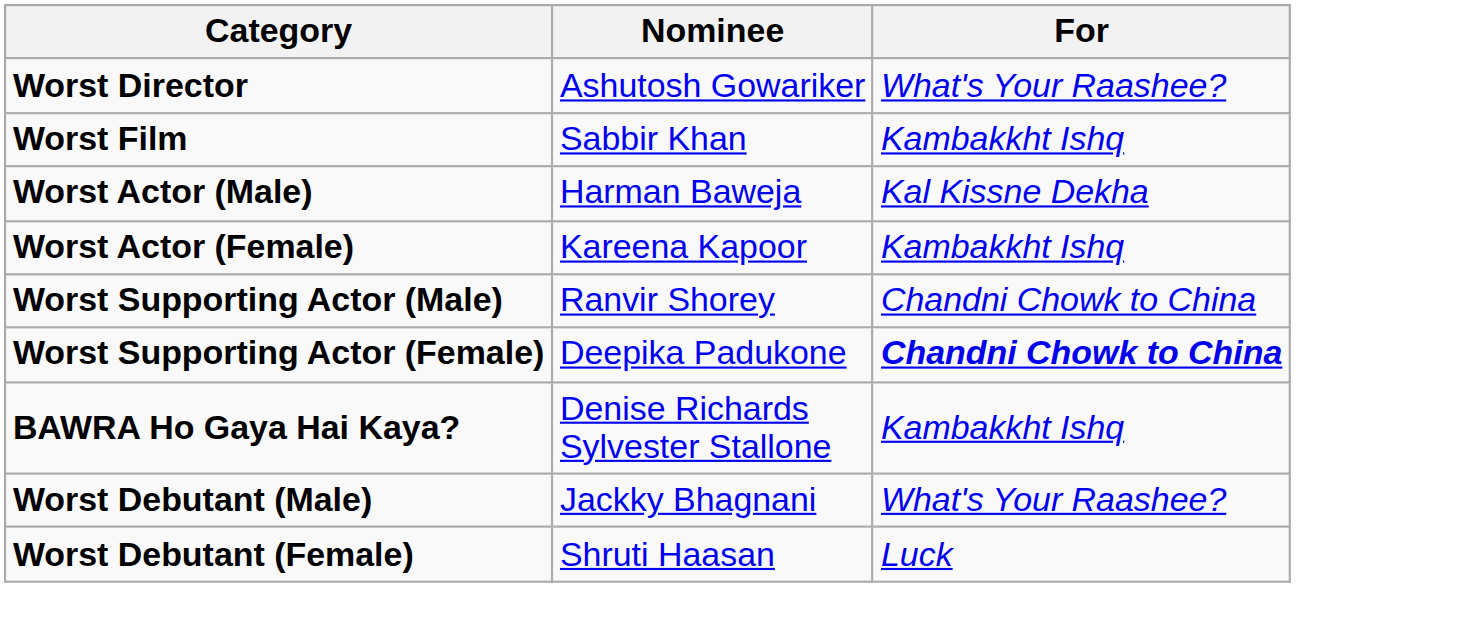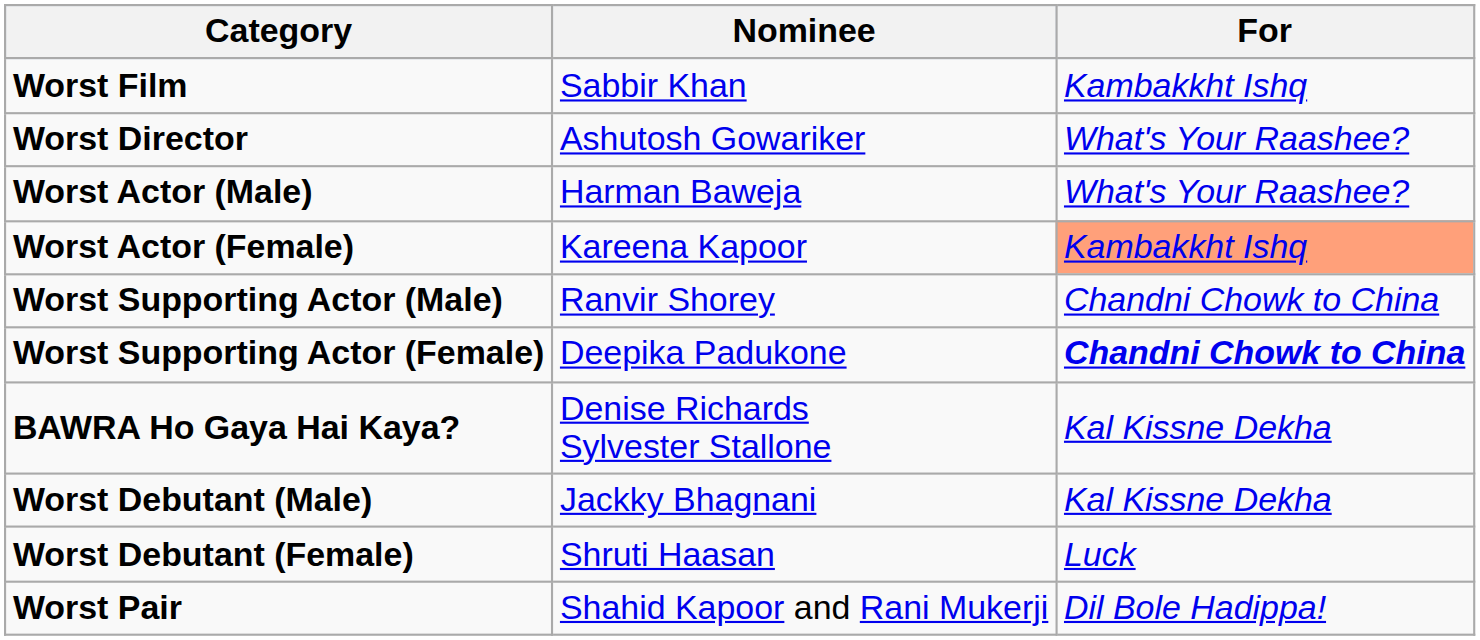rows swapped: (100, 138) <-> (130, 85)
(1015, 192) Kal Kissne Dekha -> (1237, 192) What's Your Raashee?
(1003, 246) no background -> (1186, 246) lightsalmon background
(1003, 427) Kambakkht Ishq -> (1198, 427) Kal Kissne Dekha
(1054, 499) What's Your Raashee? -> (1198, 499) Kal Kissne Dekha
+ row: (97, 607)
